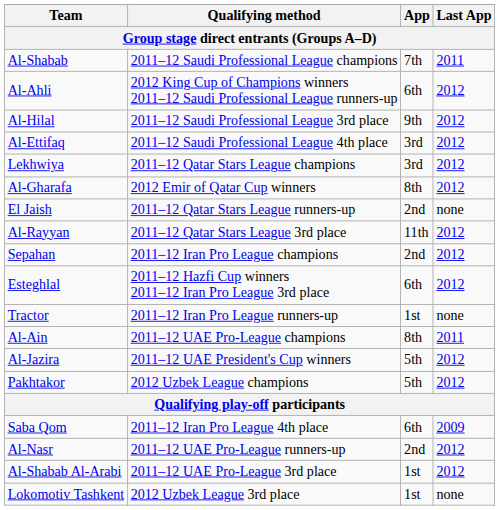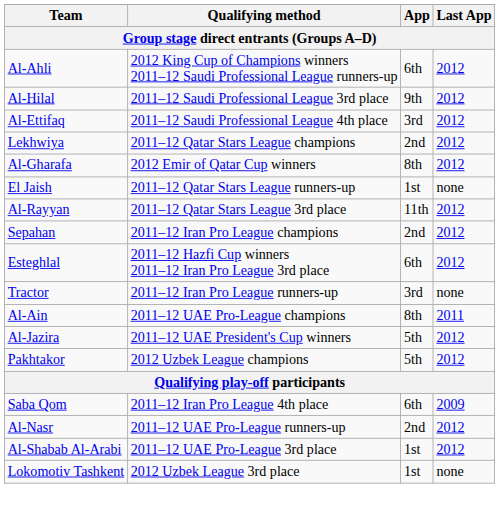- row: (38, 60)
(413, 165) 3rd -> (415, 143) 2nd
(415, 210) 2nd -> (412, 187) 1st
(412, 315) 1st -> (413, 292) 3rd
